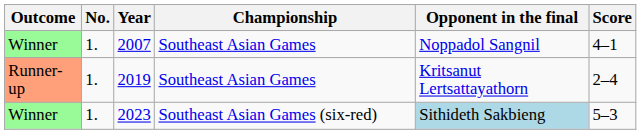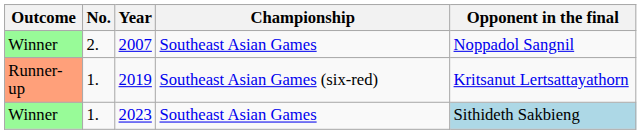- column: (612, 17)
(92, 44) 1. -> (93, 44) 2.
(237, 79) Southeast Asian Games -> (269, 79) Southeast Asian Games (six-red)
(268, 115) Southeast Asian Games (six-red) -> (238, 115) Southeast Asian Games
